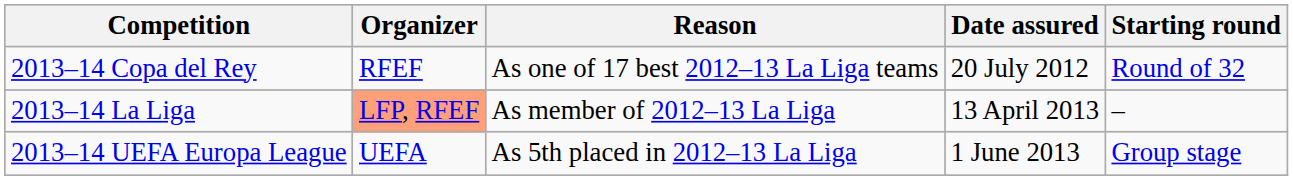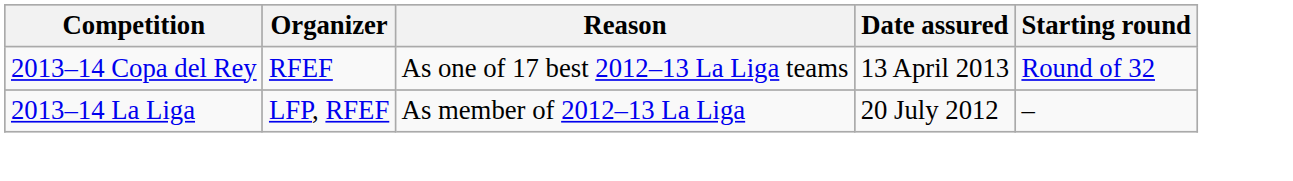(1020, 68) 20 July 2012 -> (935, 68) 13 April 2013
(419, 110) lightsalmon background -> (329, 110) no background
(1025, 110) 13 April 2013 -> (930, 110) 20 July 2012
- row: (179, 152)
